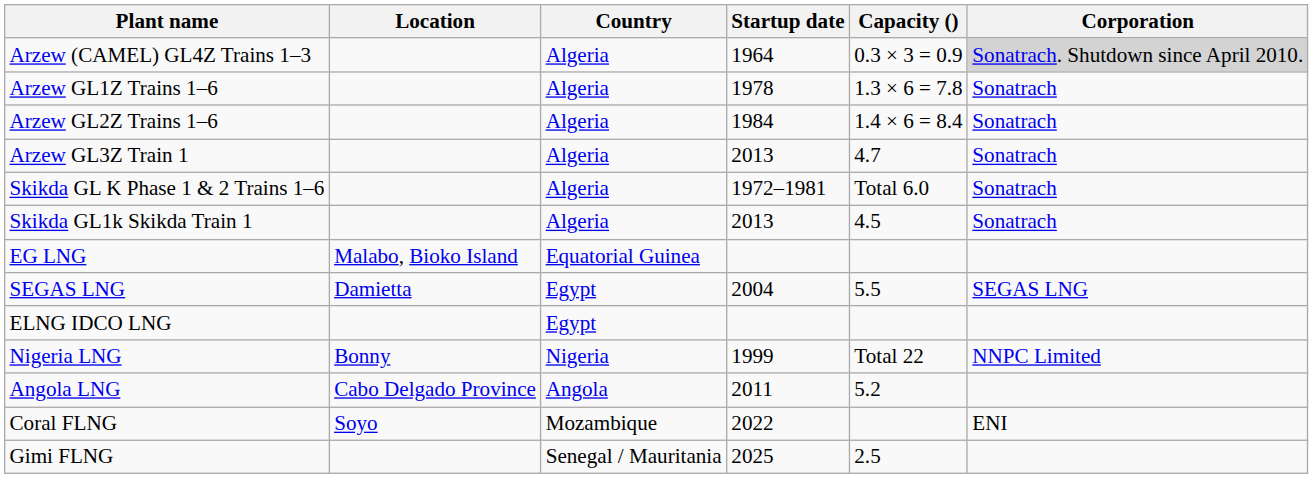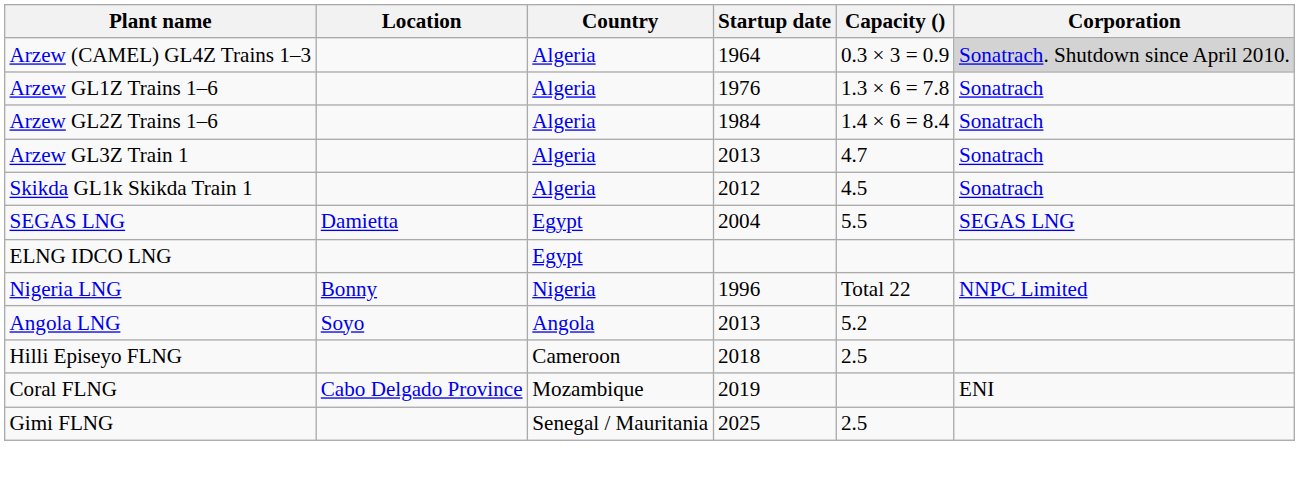(752, 88) 1978 -> (739, 88) 1976
- row: (167, 188)
(752, 222) 2013 -> (739, 188) 2012
- row: (48, 255)
(752, 356) 1999 -> (739, 289) 1996
(435, 389) Cabo Delgado Province -> (342, 322) Soyo
(752, 389) 2011 -> (739, 322) 2013
+ row: (96, 356)
(356, 423) Soyo -> (422, 389) Cabo Delgado Province
(752, 423) 2022 -> (739, 389) 2019
